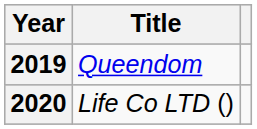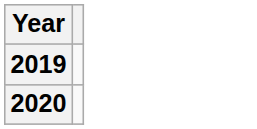- column: (156, 24)
